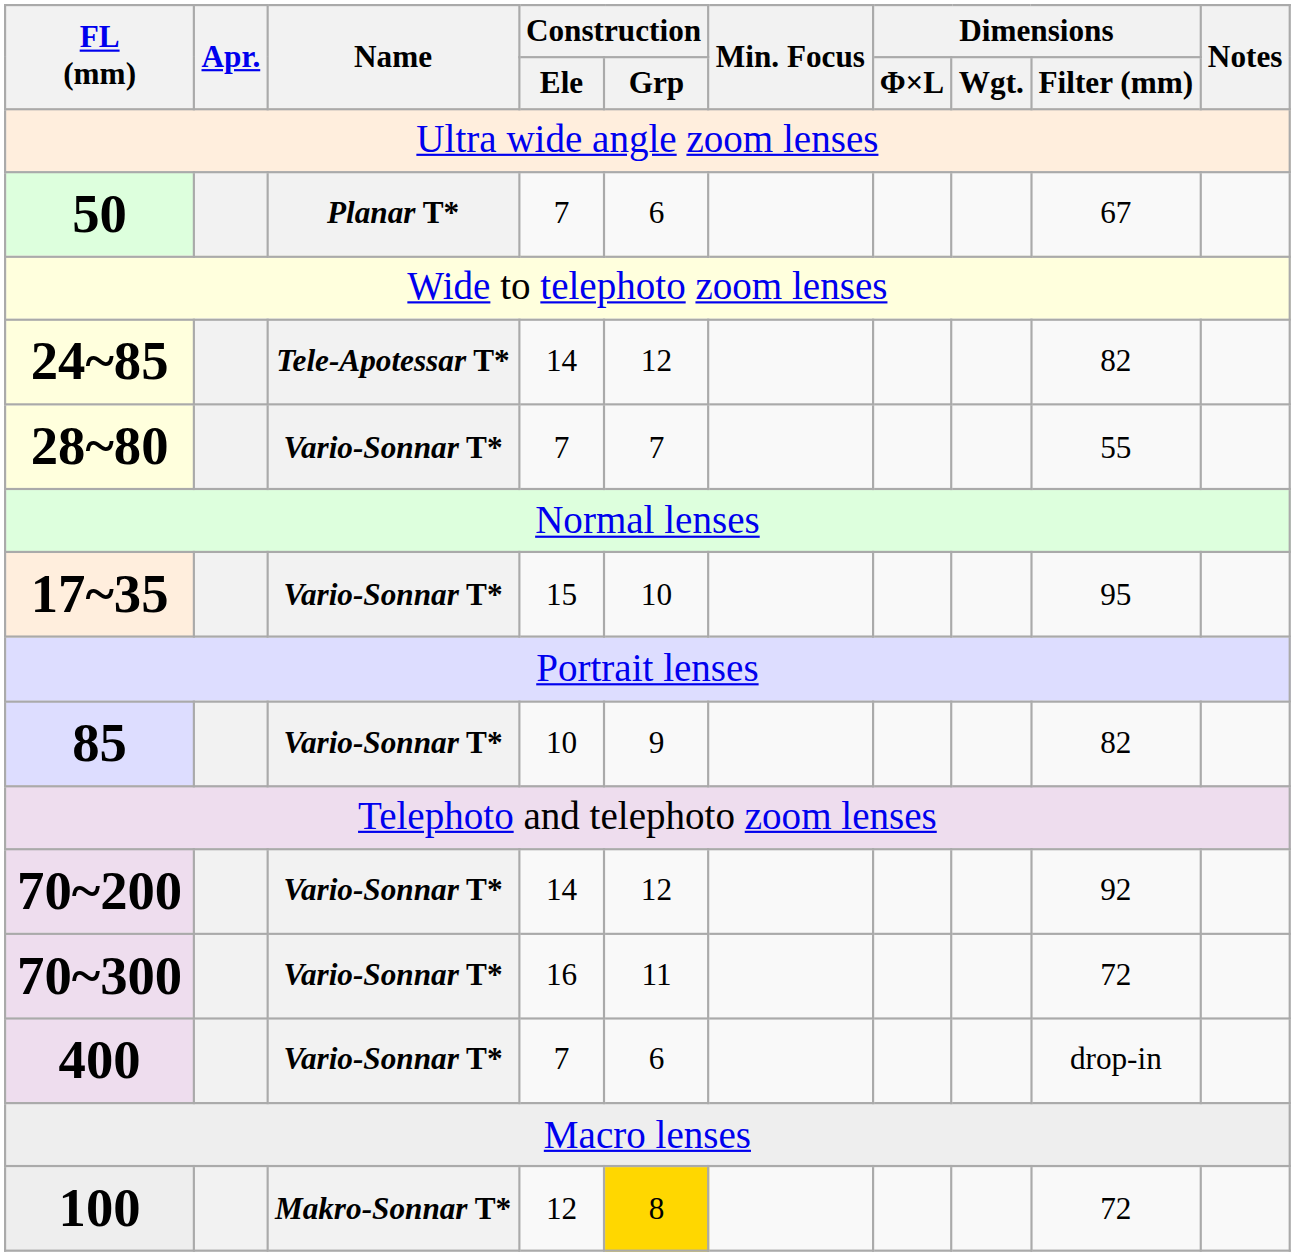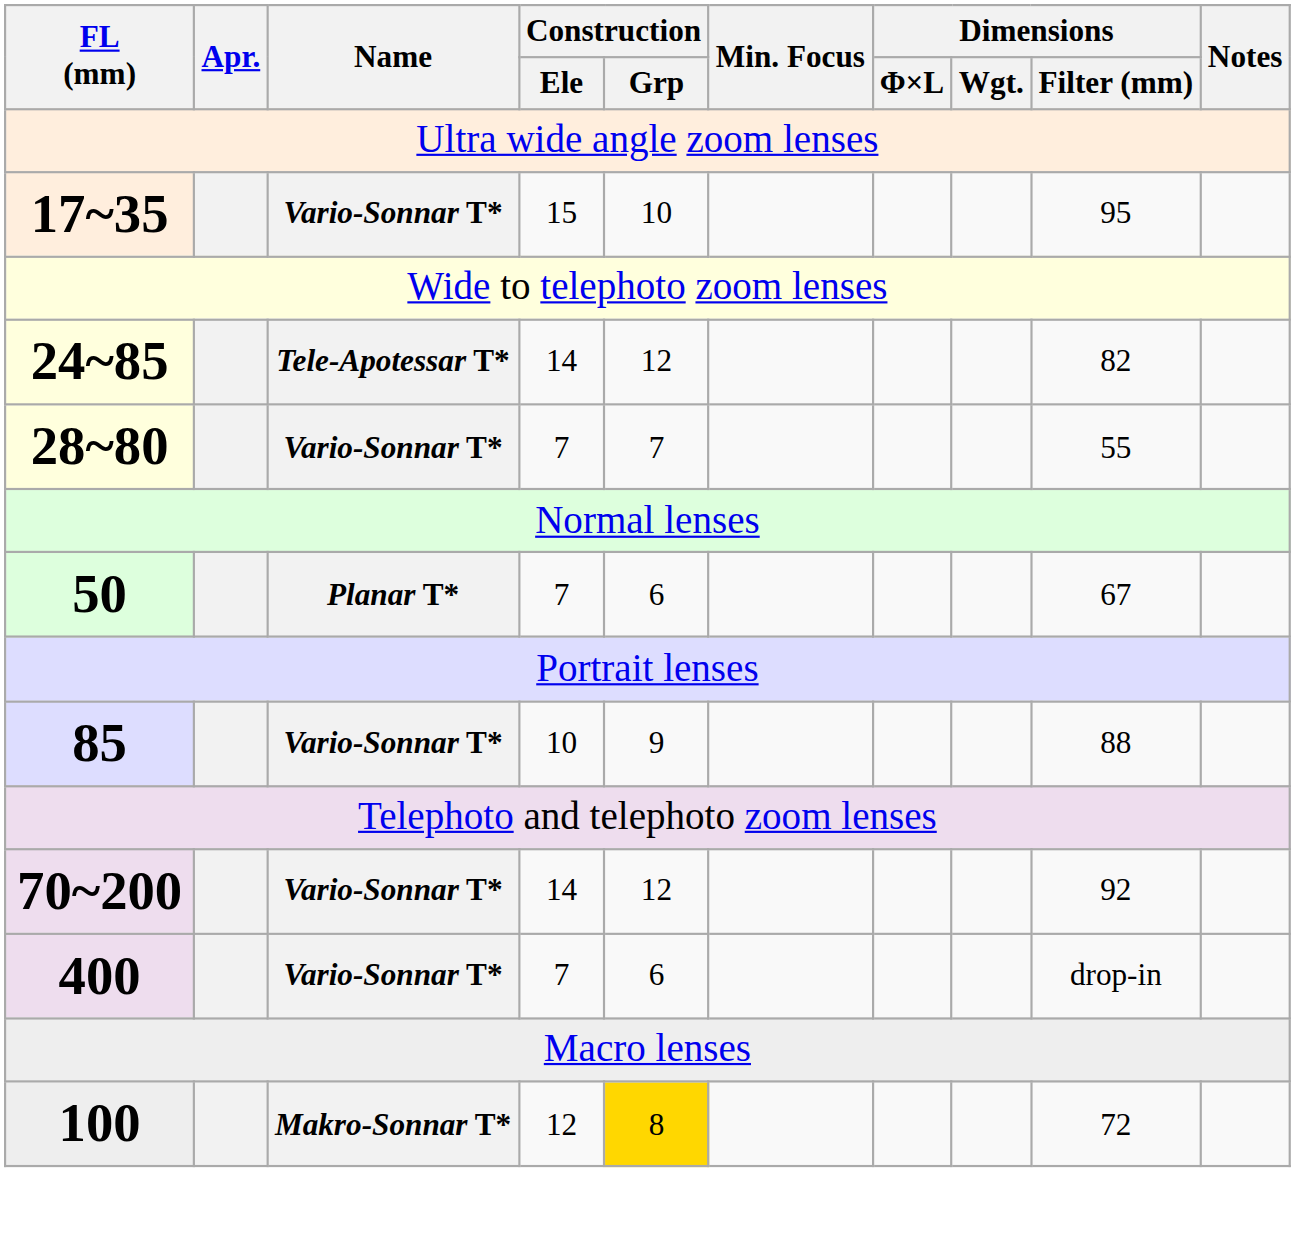rows swapped: (100, 594) <-> (100, 213)
(1116, 742) 82 -> (1116, 742) 88
- row: (100, 975)
